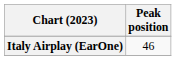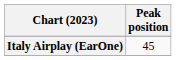(148, 45) 46 -> (148, 45) 45
